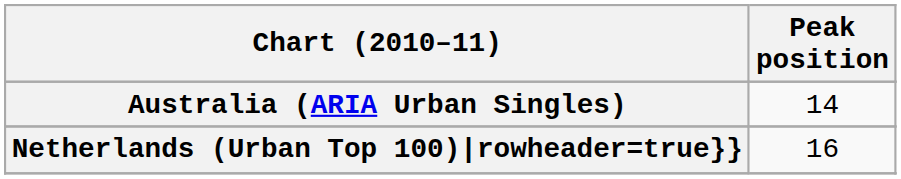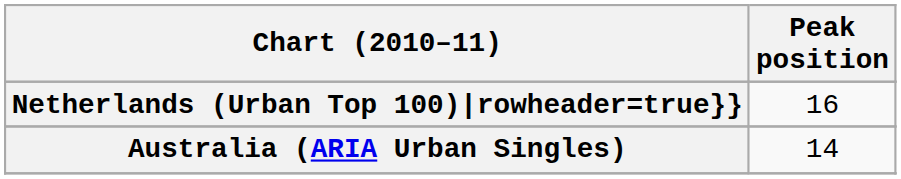rows swapped: (377, 105) <-> (377, 150)
